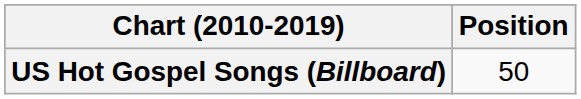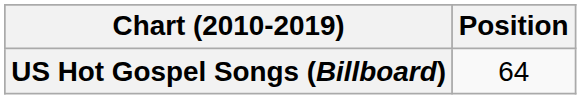(514, 70) 50 -> (514, 70) 64
